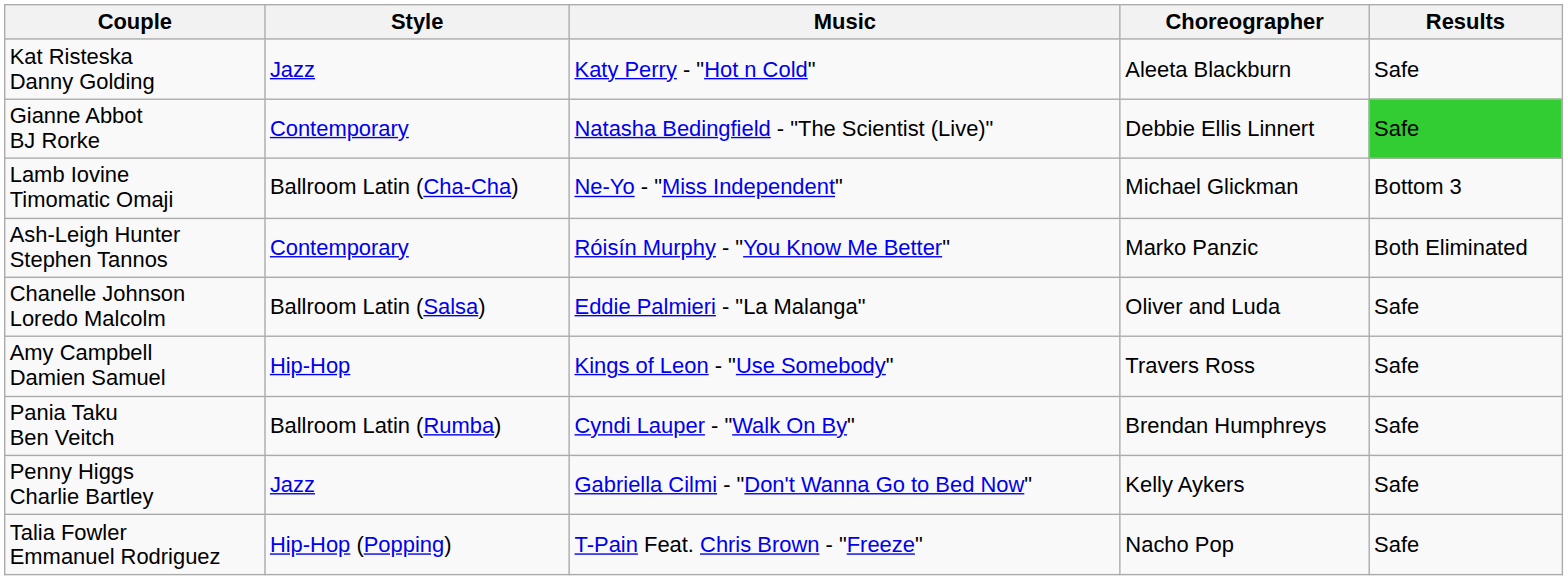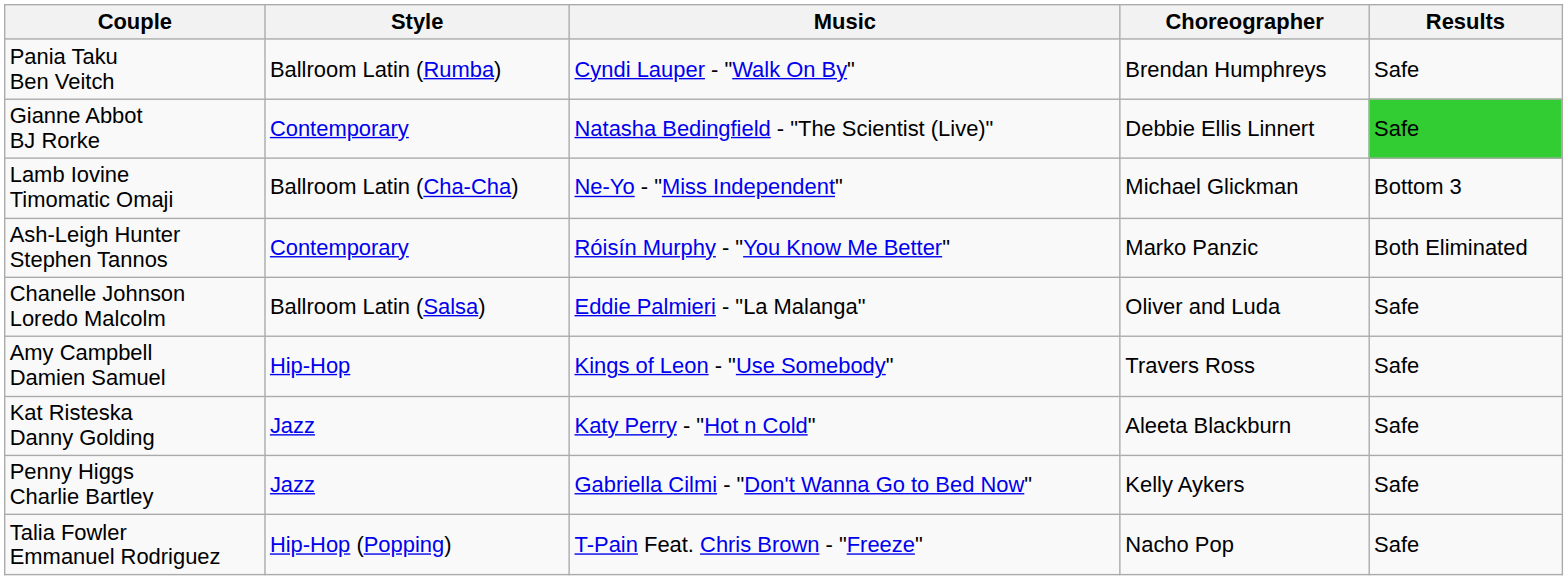rows swapped: (82, 68) <-> (64, 425)
